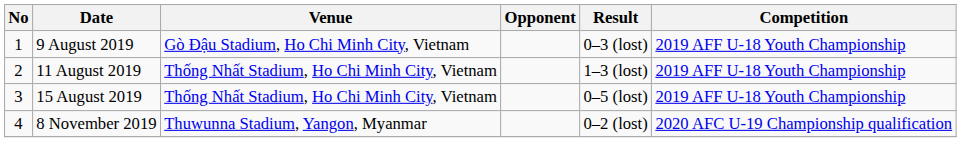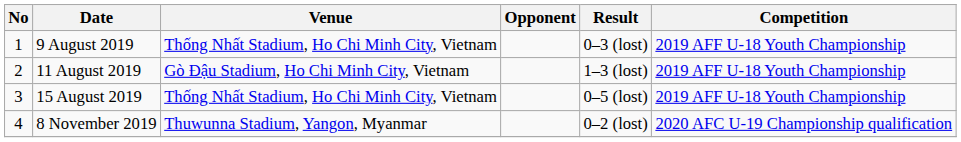(317, 44) Gò Đậu Stadium, Ho Chi Minh City, Vietnam -> (331, 44) Thống Nhất Stadium, Ho Chi Minh City, Vietnam
(331, 70) Thống Nhất Stadium, Ho Chi Minh City, Vietnam -> (317, 70) Gò Đậu Stadium, Ho Chi Minh City, Vietnam
